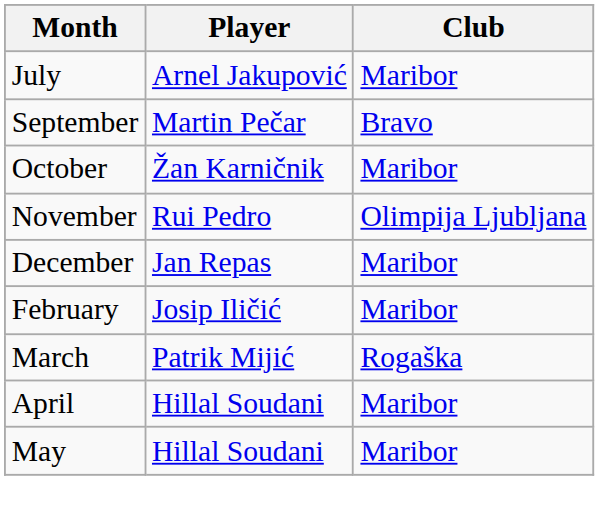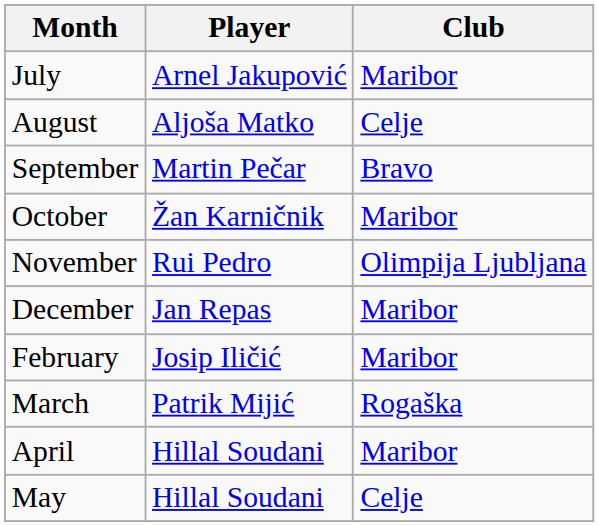+ row: (55, 121)
(409, 450) Maribor -> (392, 497) Celje
